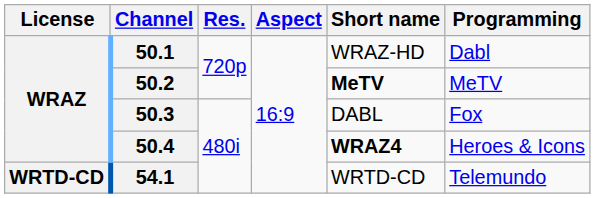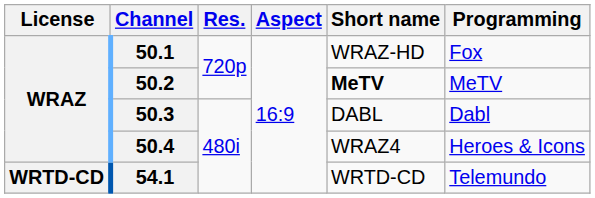(470, 51) Dabl -> (466, 51) Fox
(466, 114) Fox -> (470, 114) Dabl
(366, 146) bold -> (366, 146) normal
